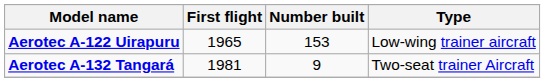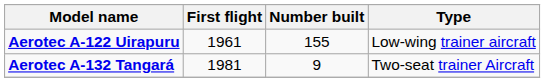(224, 41) 1965 -> (224, 41) 1961
(317, 41) 153 -> (317, 41) 155
